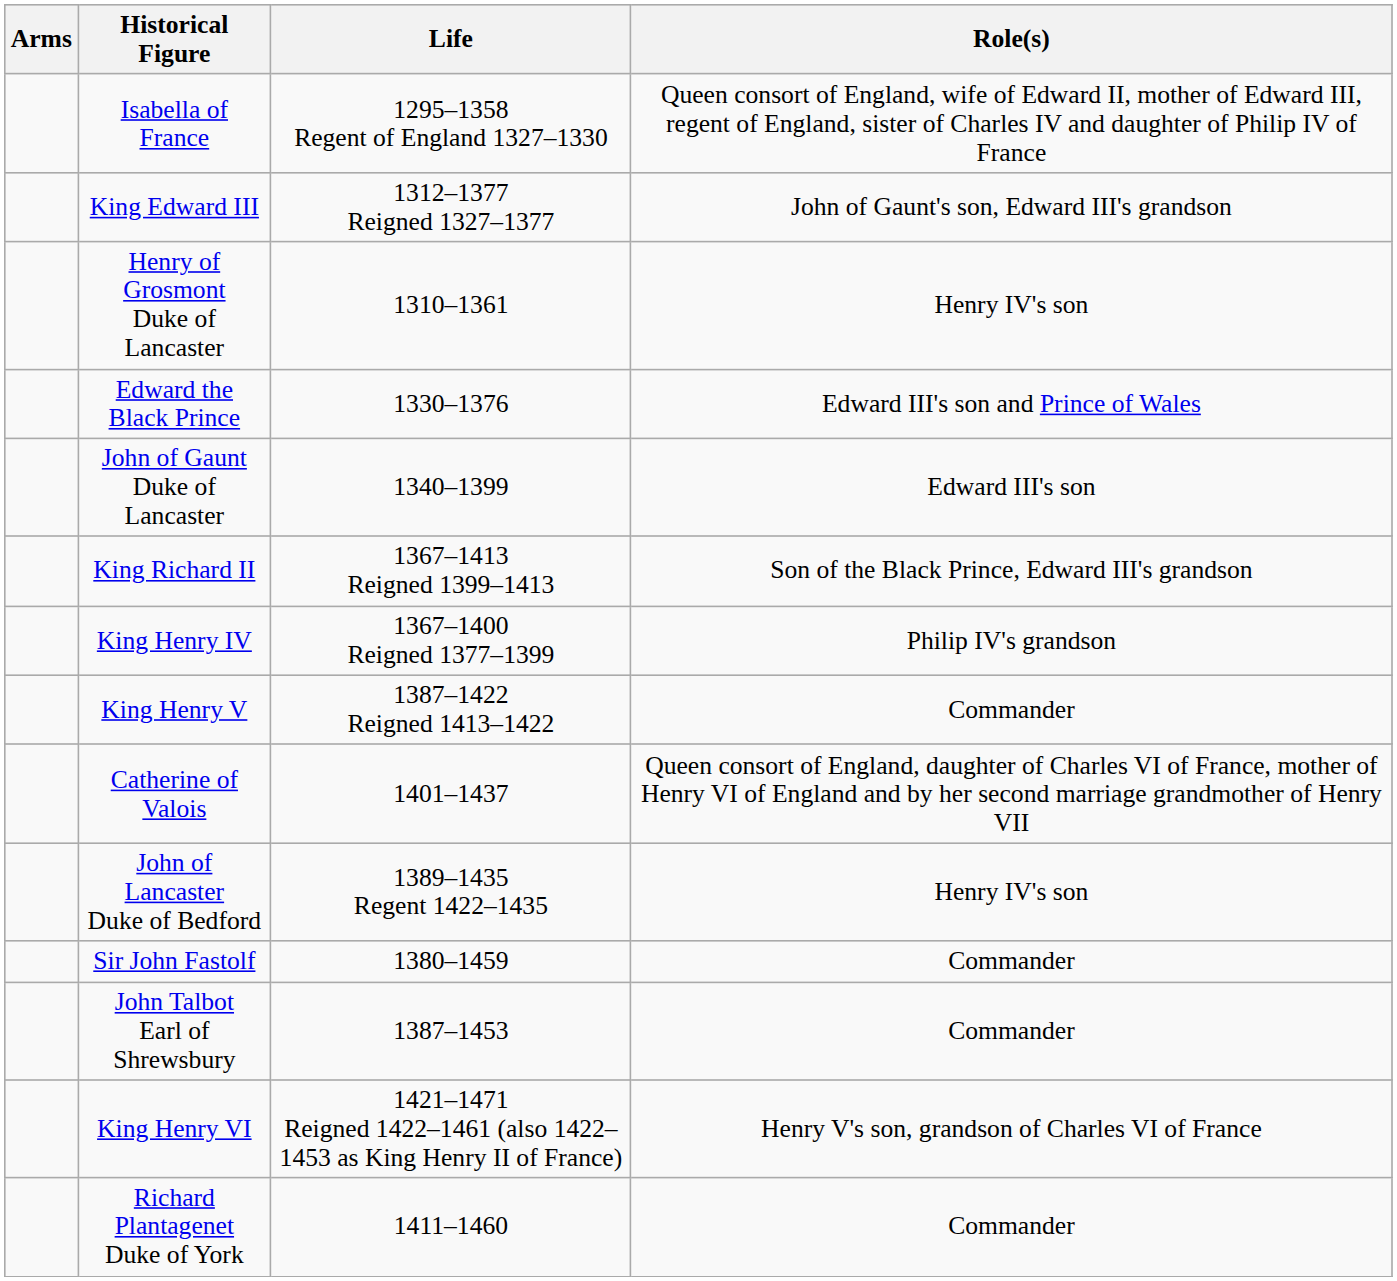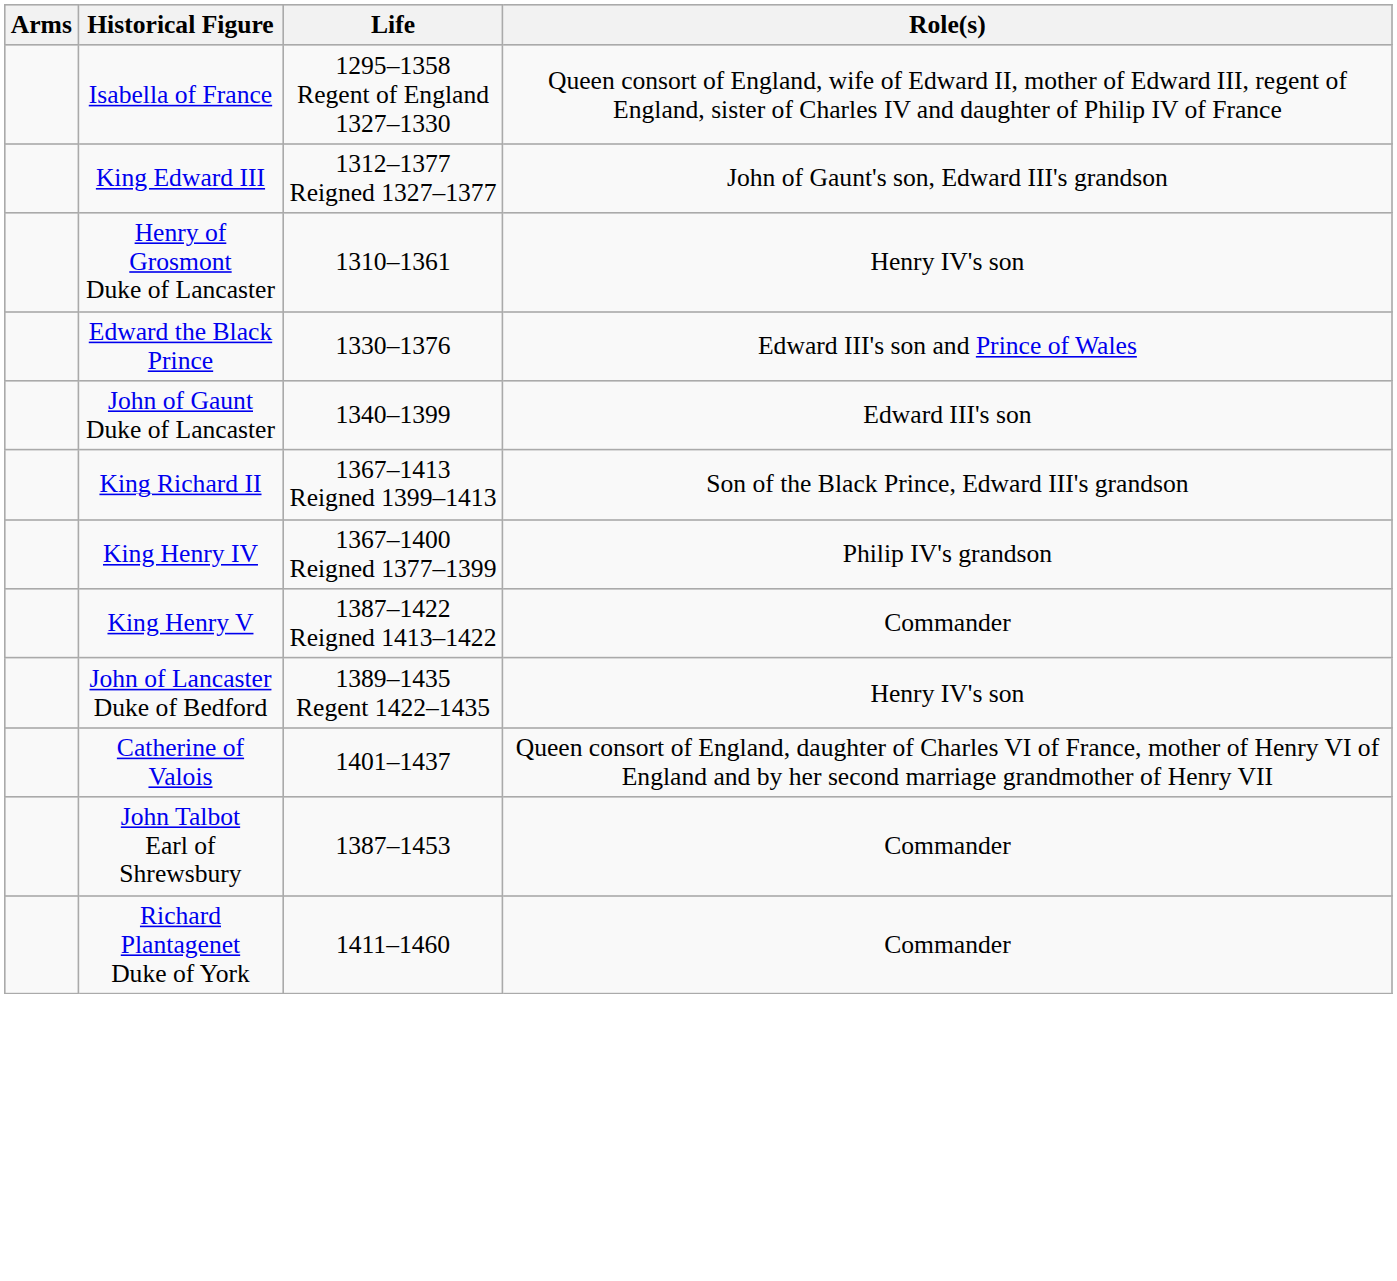rows swapped: (174, 793) <-> (174, 891)
- row: (174, 961)
- row: (174, 1128)
